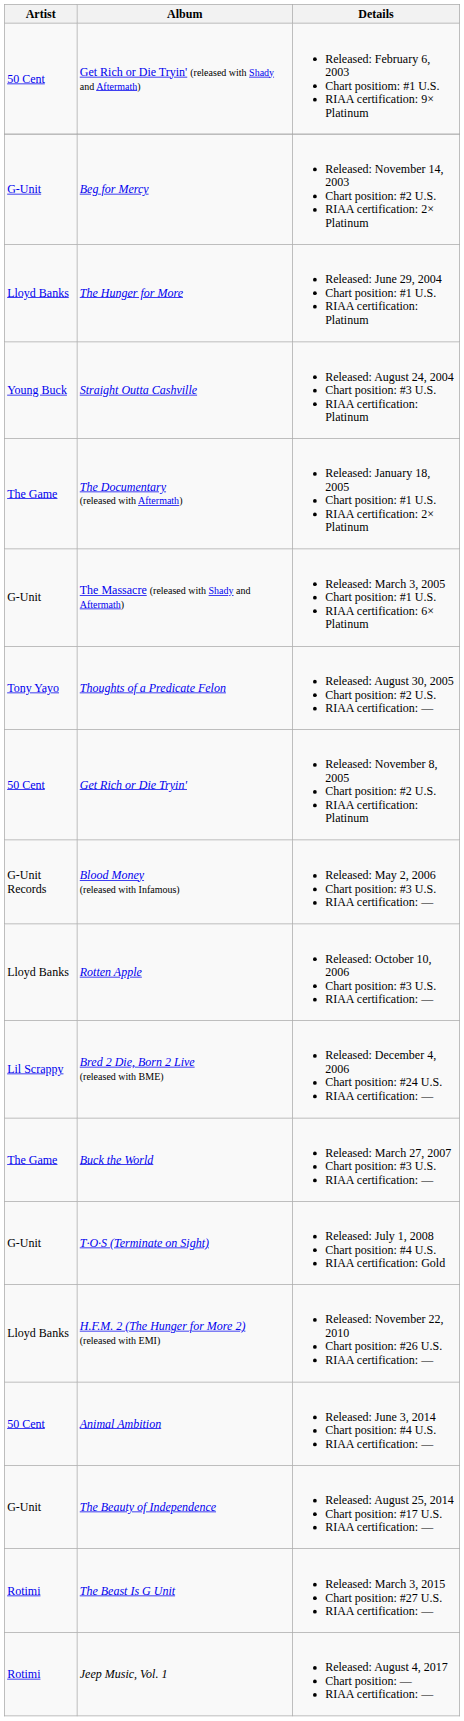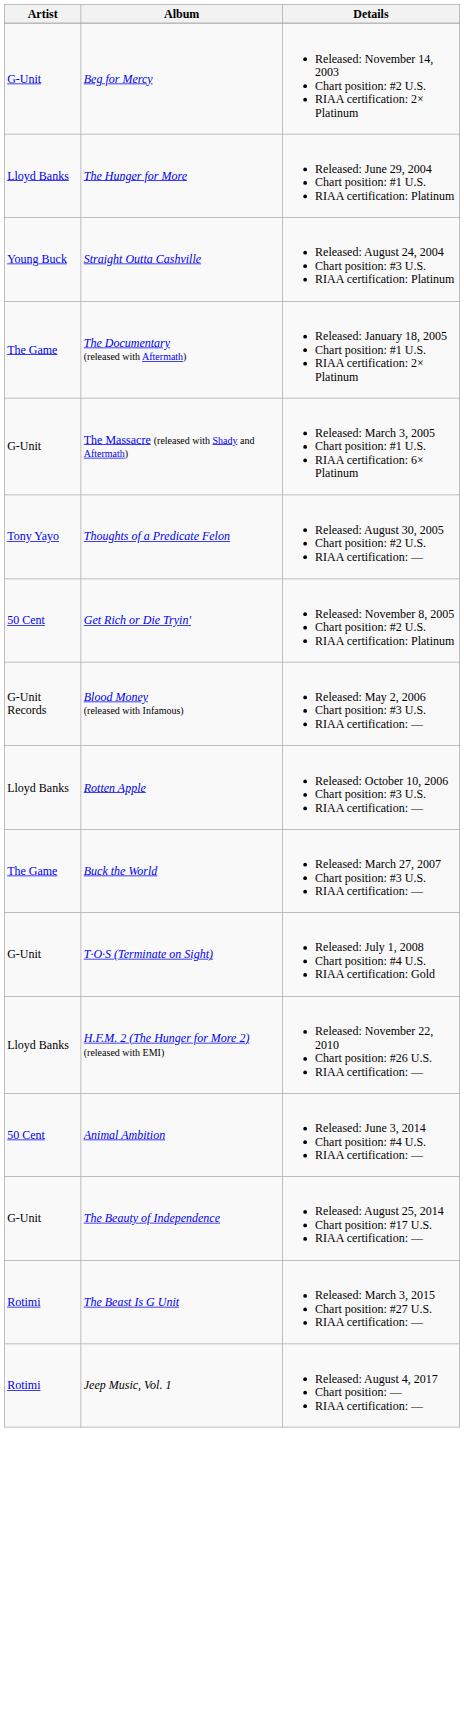- row: (177, 78)
- row: (137, 1069)
